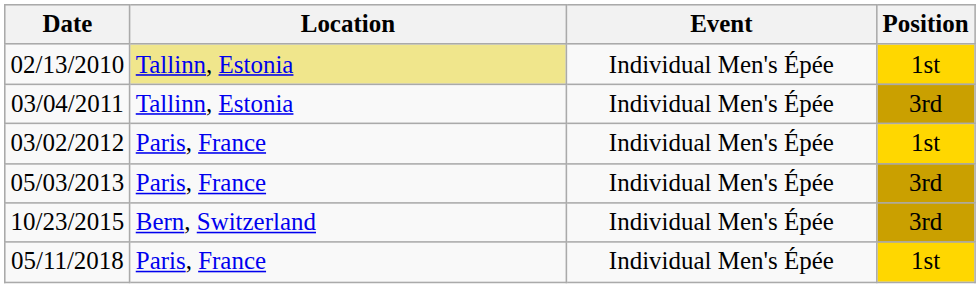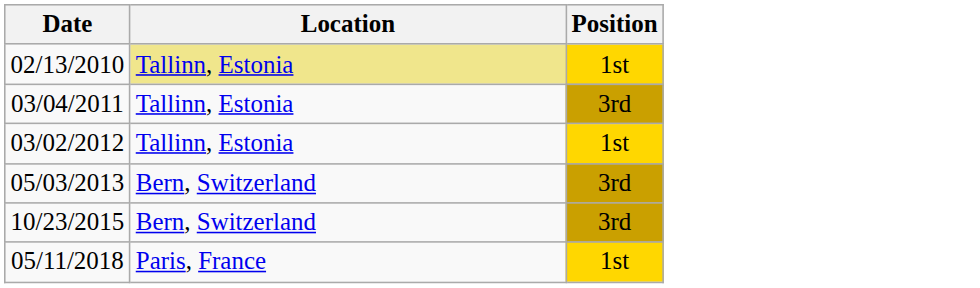- column: (721, 24)
(201, 143) Paris, France -> (215, 143) Tallinn, Estonia
(201, 182) Paris, France -> (226, 182) Bern, Switzerland
